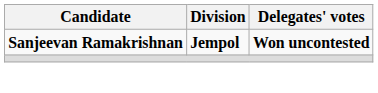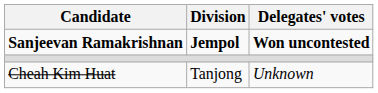+ row: (62, 74)
